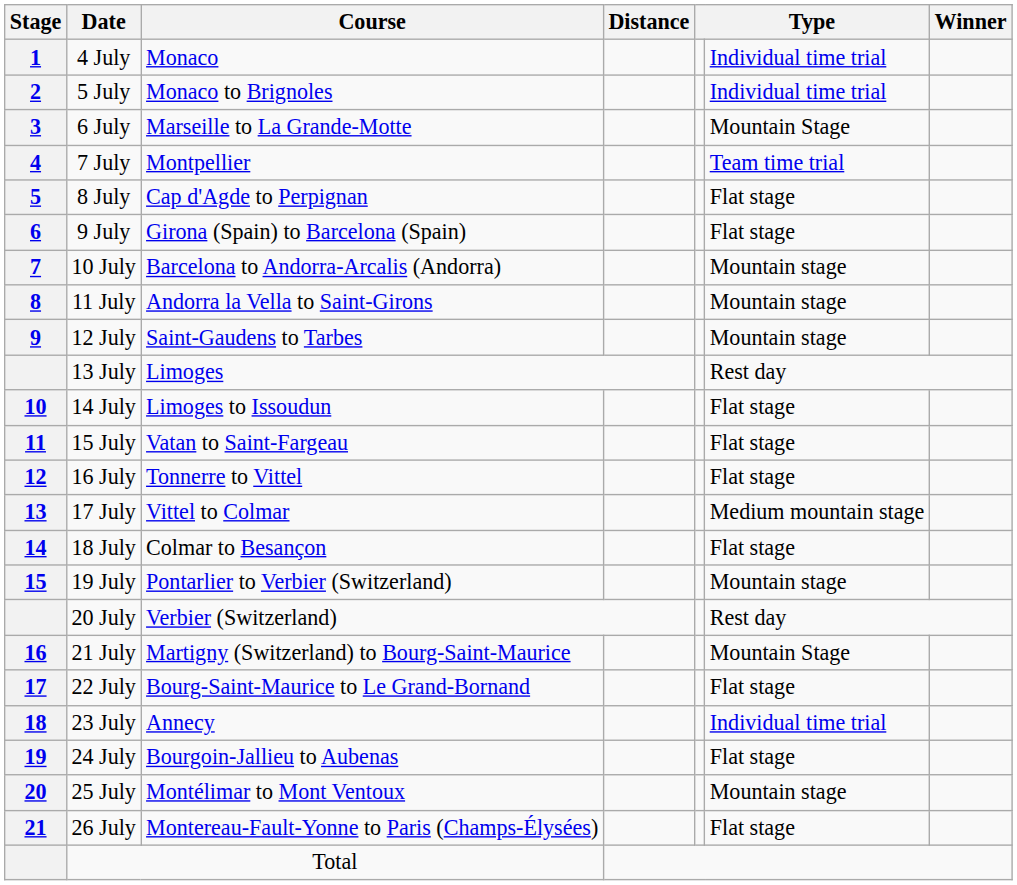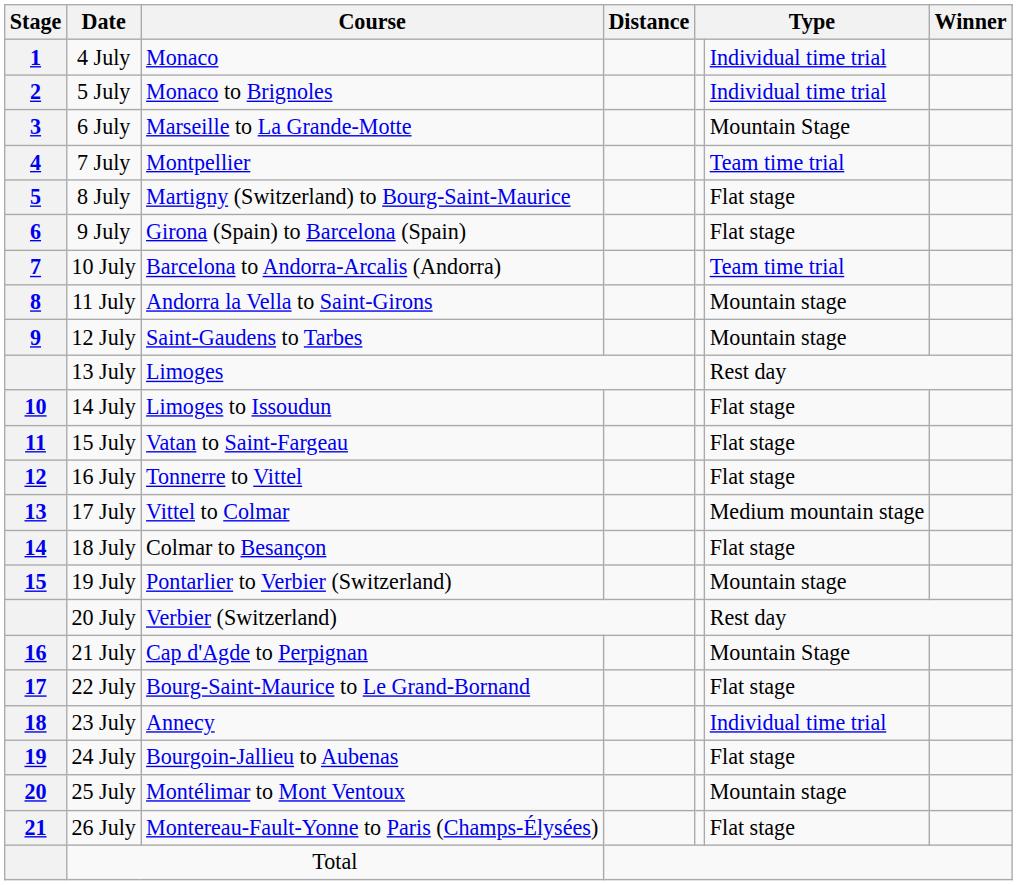(257, 197) Cap d'Agde to Perpignan -> (358, 197) Martigny (Switzerland) to Bourg-Saint-Maurice
(778, 267) Mountain stage -> (777, 267) Team time trial
(358, 652) Martigny (Switzerland) to Bourg-Saint-Maurice -> (257, 652) Cap d'Agde to Perpignan
